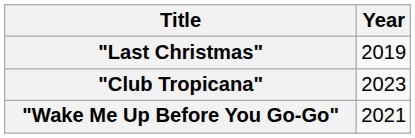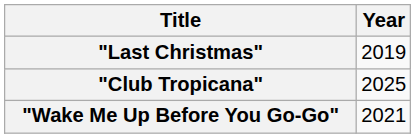(384, 84) 2023 -> (384, 84) 2025
